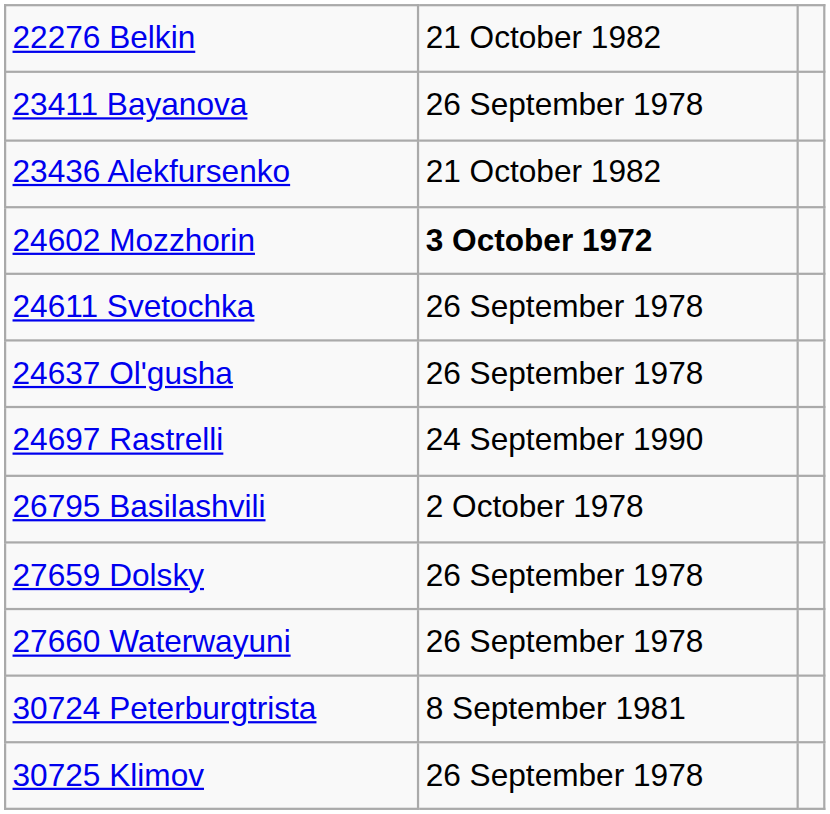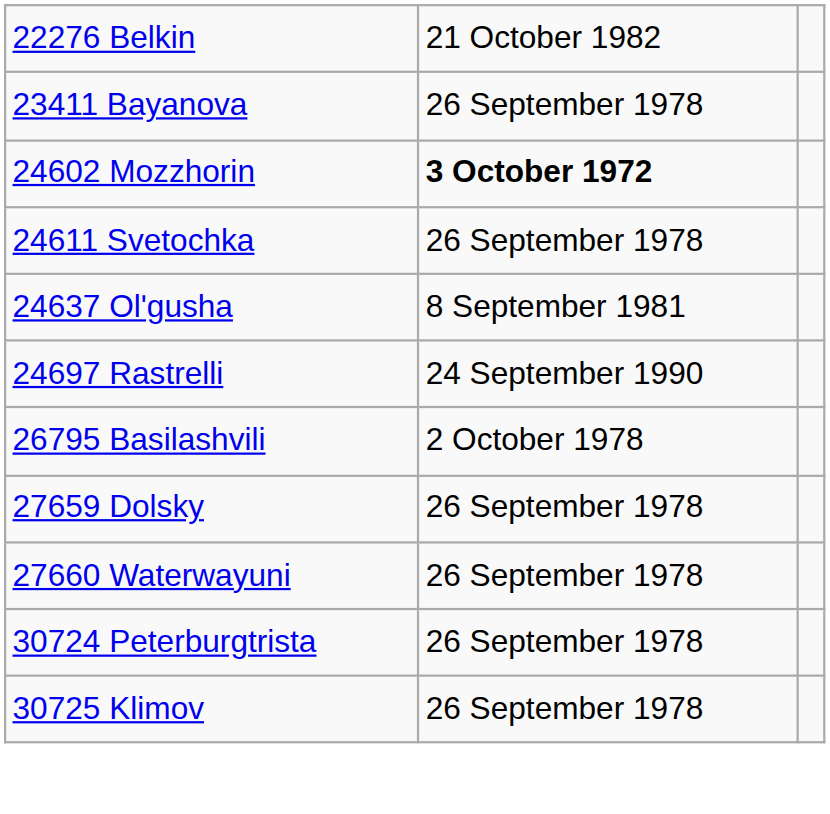- row: (151, 172)
(564, 373) 26 September 1978 -> (556, 306) 8 September 1981
(556, 708) 8 September 1981 -> (564, 641) 26 September 1978
